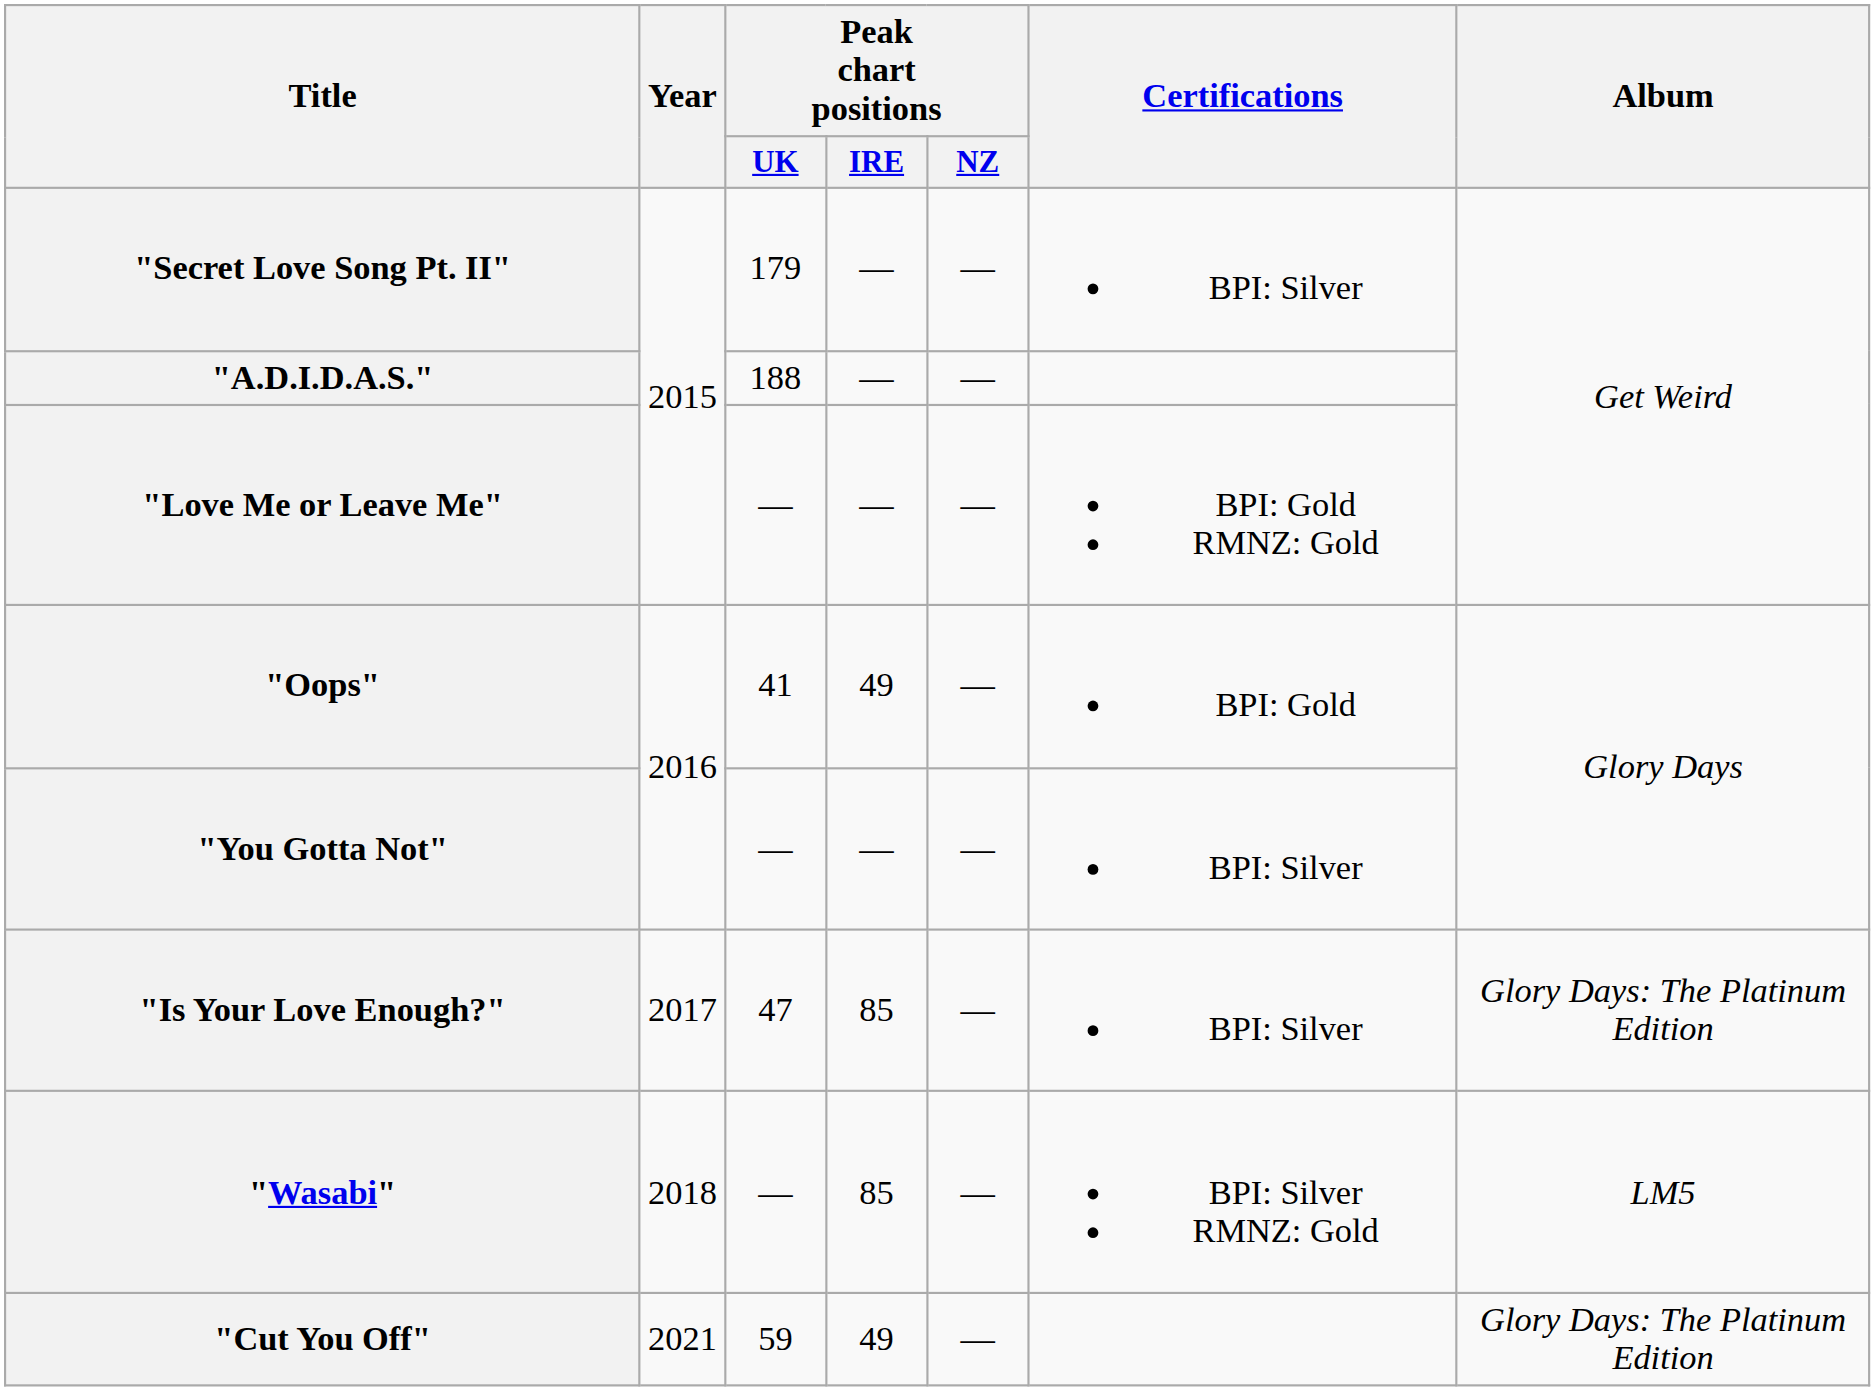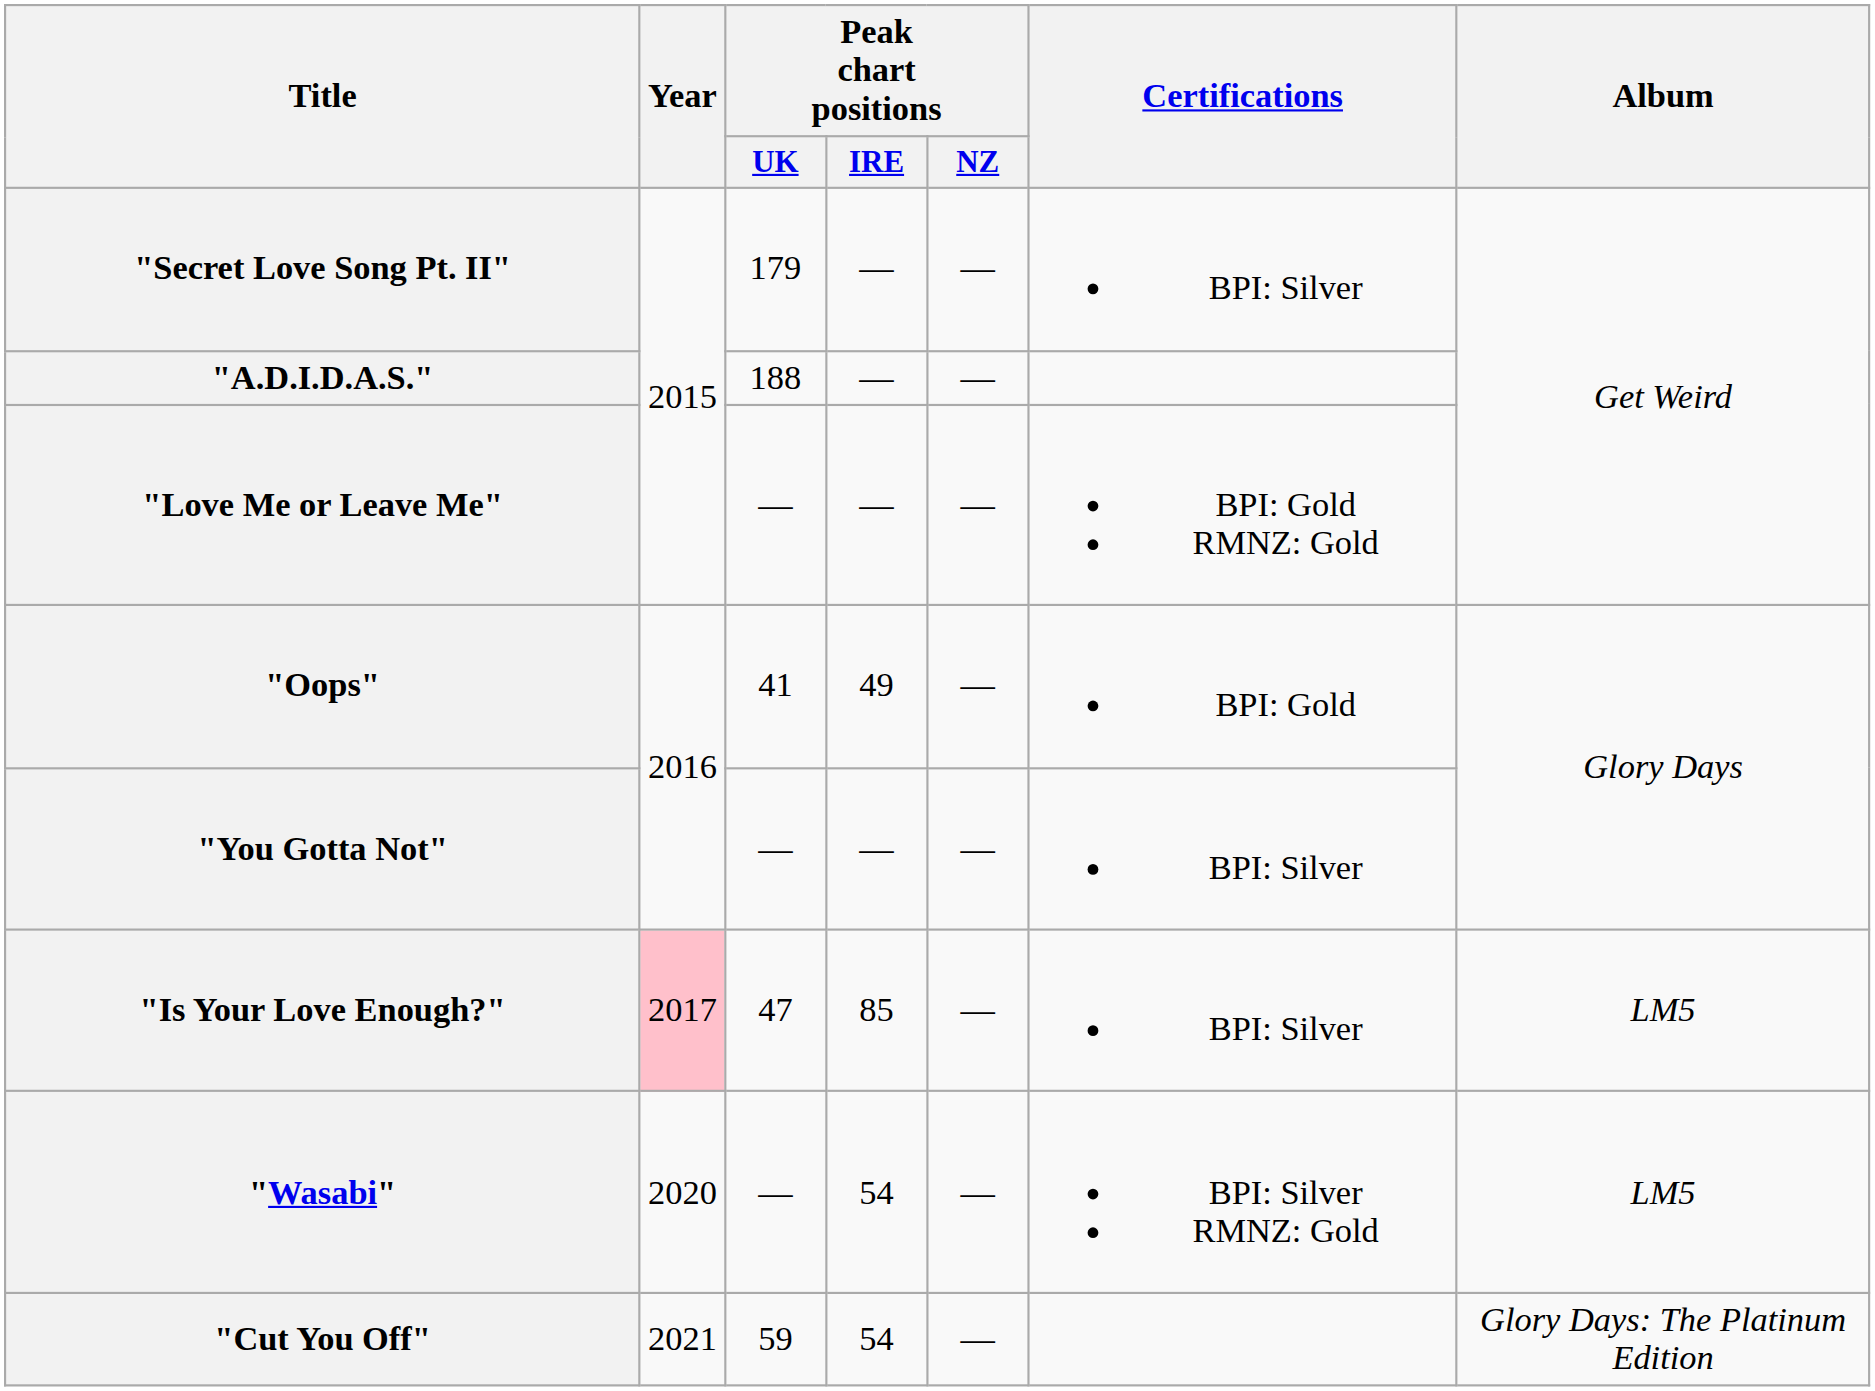(682, 1010) no background -> (682, 1010) pink background
(1663, 1010) Glory Days: The Platinum Edition -> (1663, 1010) LM5
(682, 1191) 2018 -> (682, 1191) 2020
(877, 1191) 85 -> (877, 1191) 54
(877, 1338) 49 -> (877, 1338) 54
